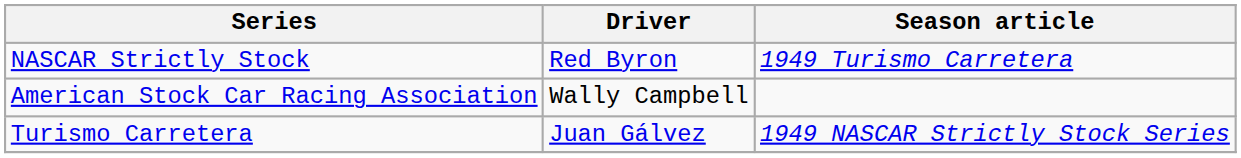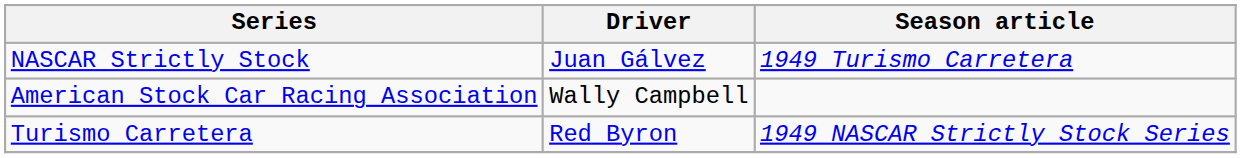(613, 60) Red Byron -> (627, 60) Juan Gálvez
(627, 134) Juan Gálvez -> (613, 134) Red Byron
